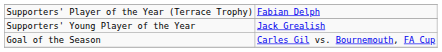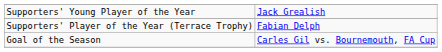rows swapped: (130, 11) <-> (101, 26)
